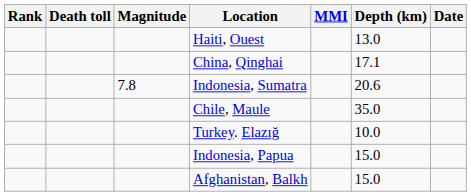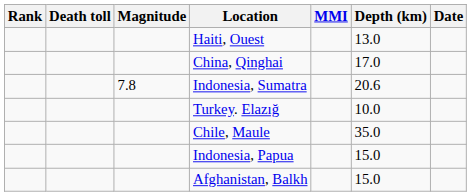(367, 62) 17.1 -> (367, 62) 17.0
rows swapped: (231, 109) <-> (236, 132)
